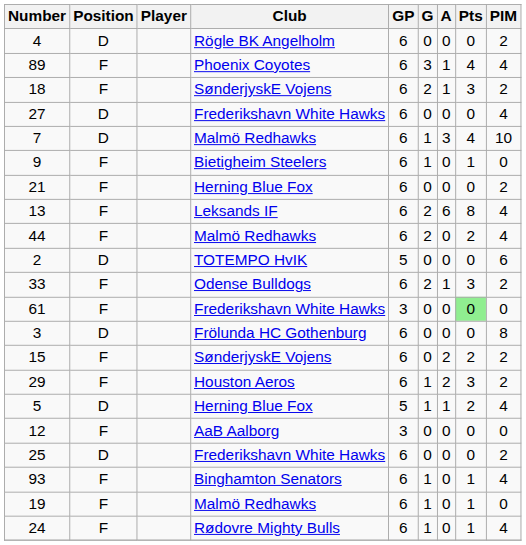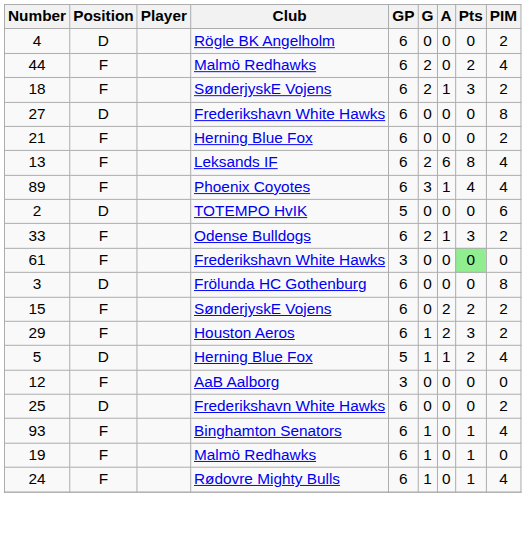rows swapped: (37, 65) <-> (37, 235)
(503, 114) 4 -> (503, 114) 8
- row: (37, 138)
- row: (37, 162)
